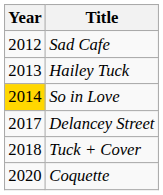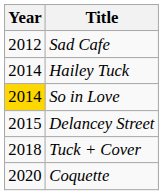(25, 70) 2013 -> (25, 70) 2014
(25, 123) 2017 -> (25, 123) 2015
